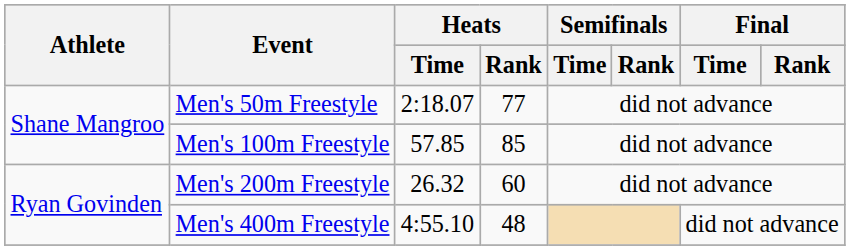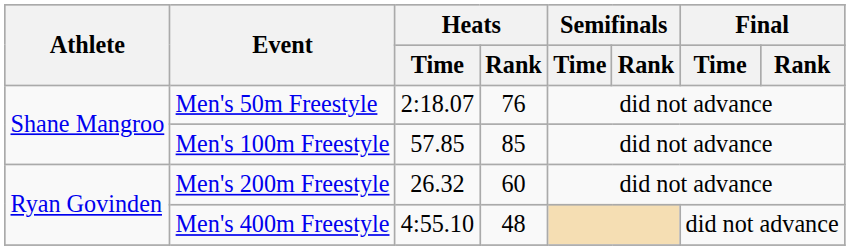(514, 104) 77 -> (514, 104) 76
